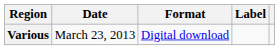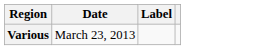- column: (185, 14)
